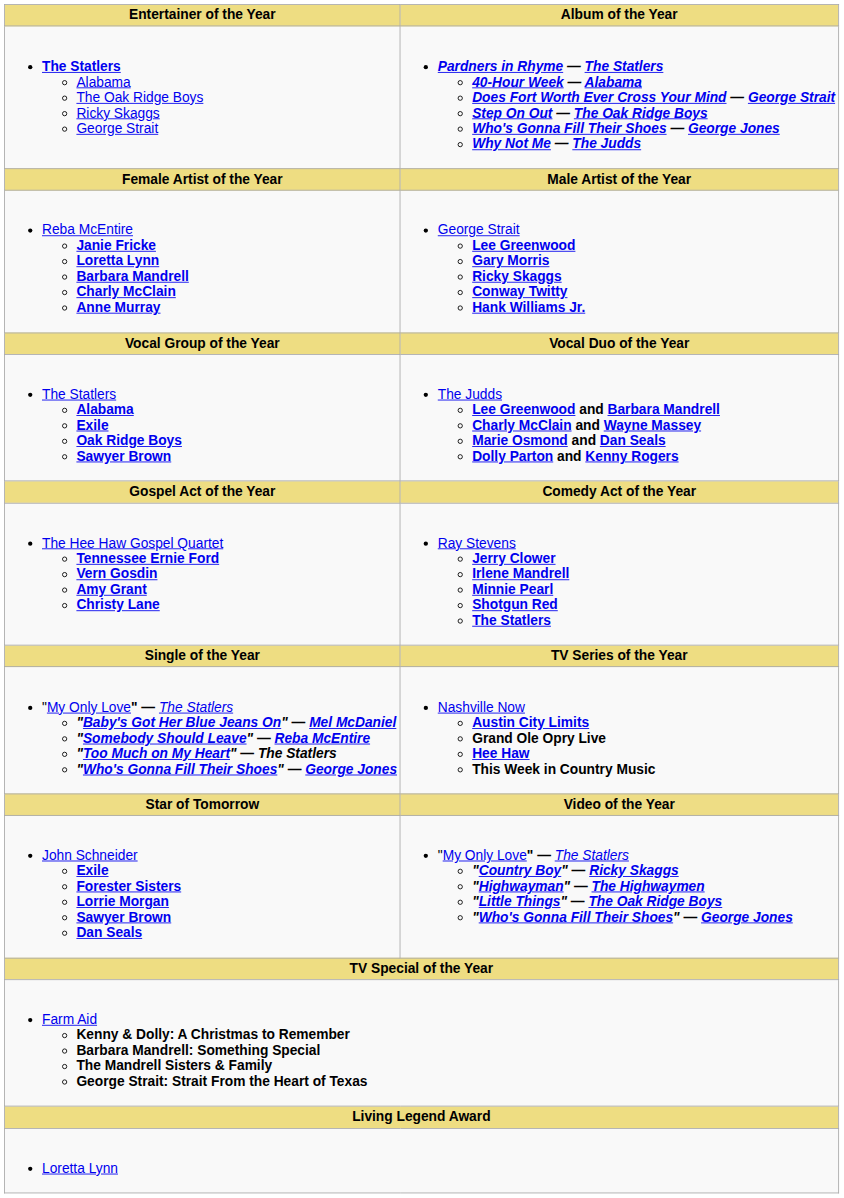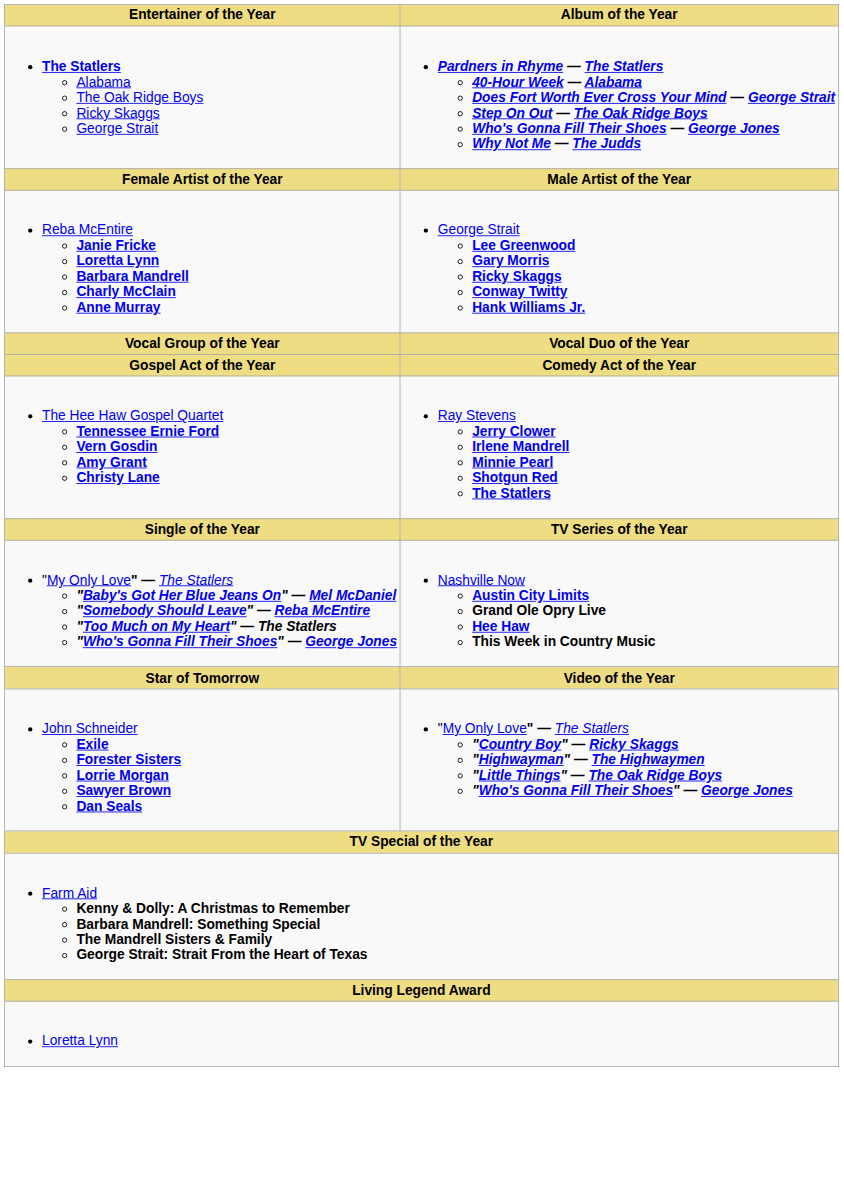- row: (202, 425)
